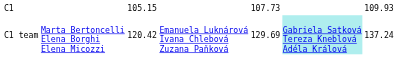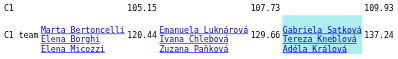(142, 35) 120.42 -> (142, 35) 120.44
(265, 35) 129.69 -> (265, 35) 129.66
